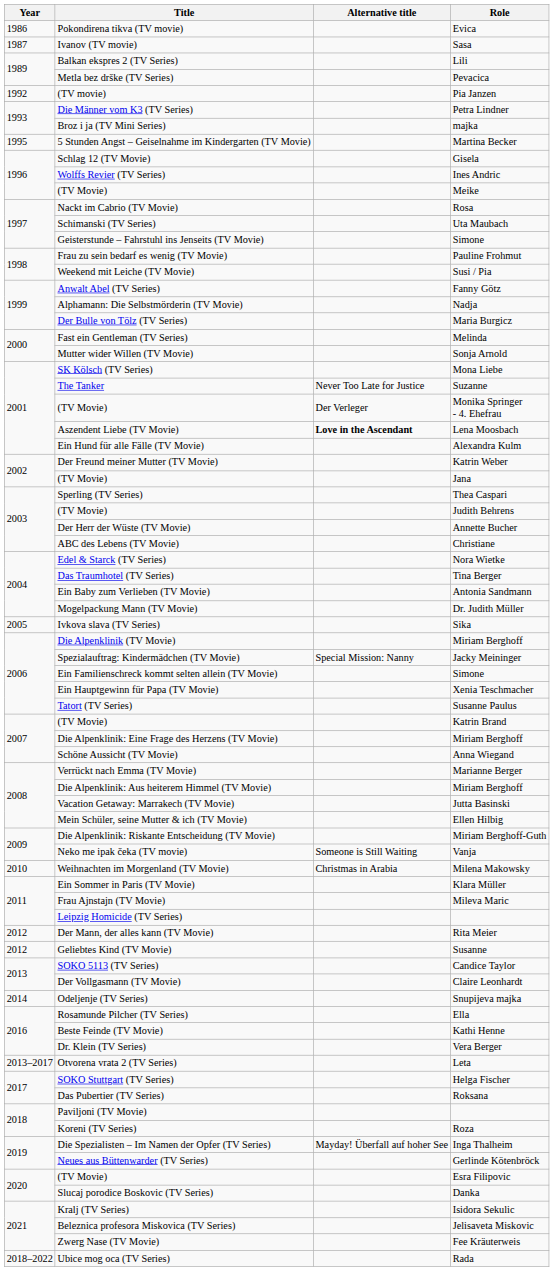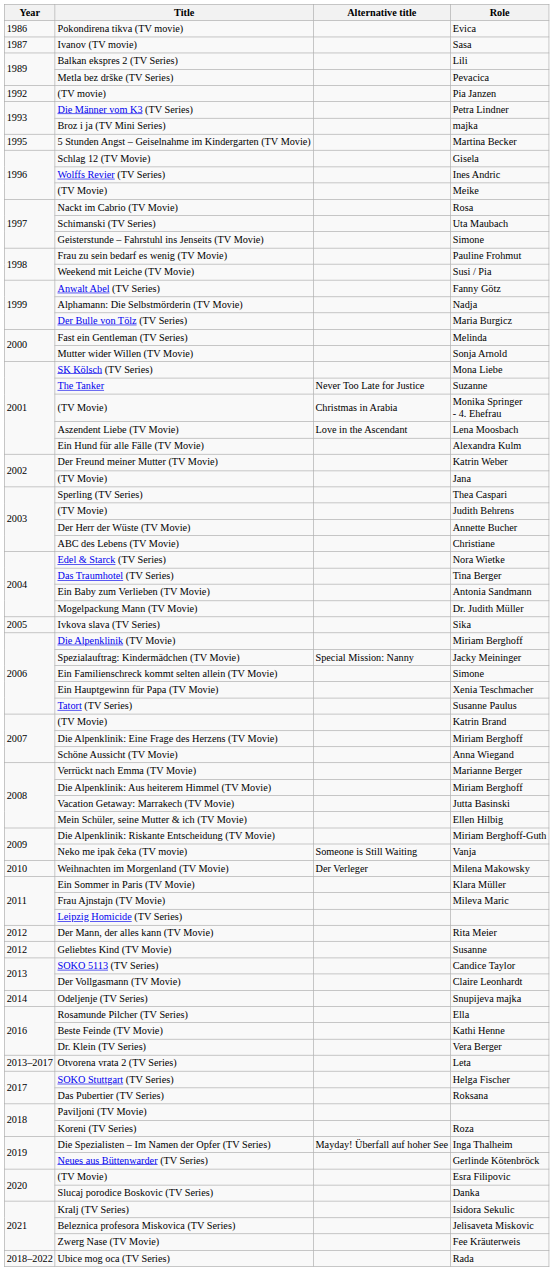(342, 408) Der Verleger -> (356, 408) Christmas in Arabia
(364, 430) bold -> (361, 430) normal
(356, 868) Christmas in Arabia -> (342, 868) Der Verleger
